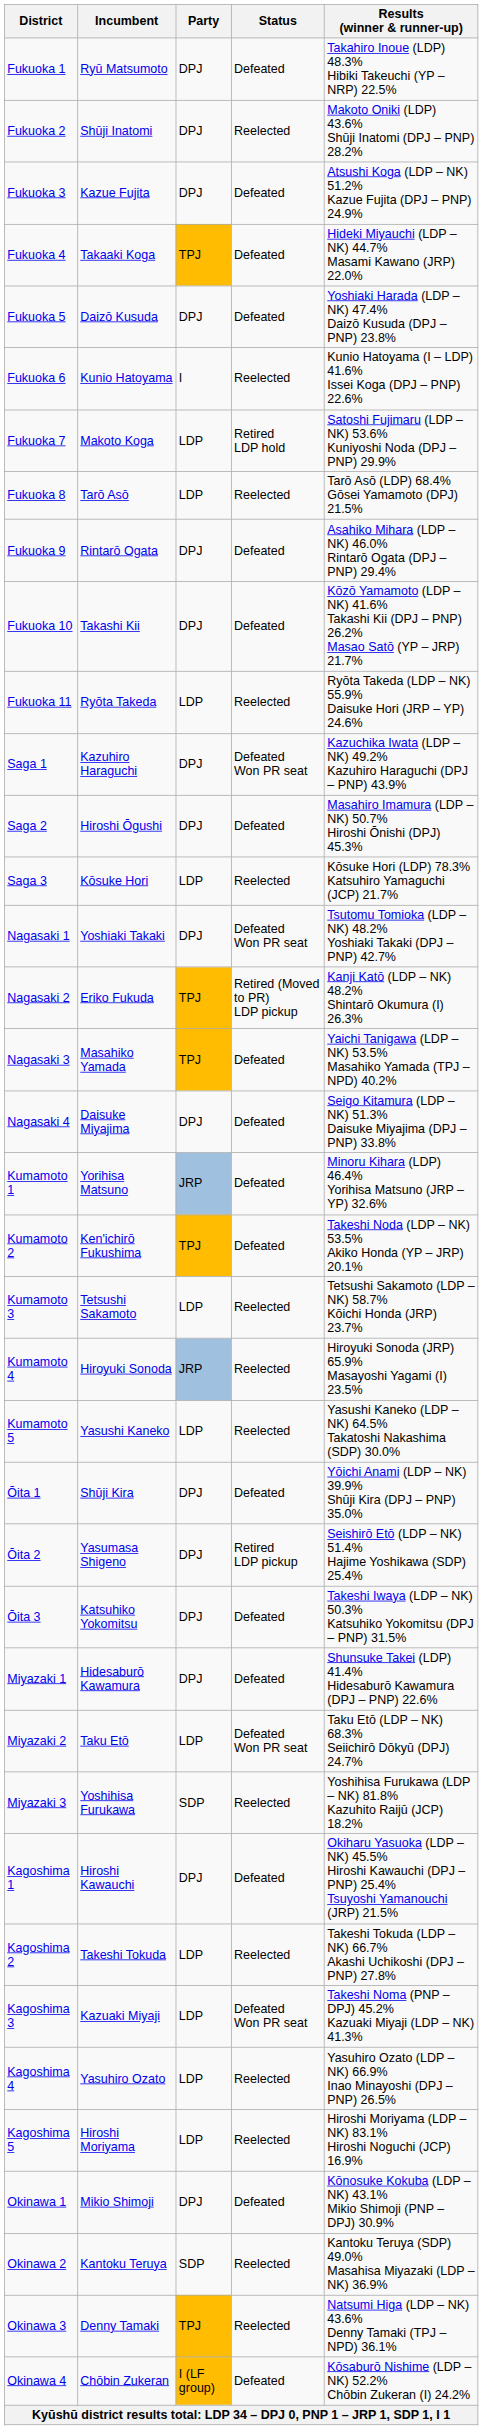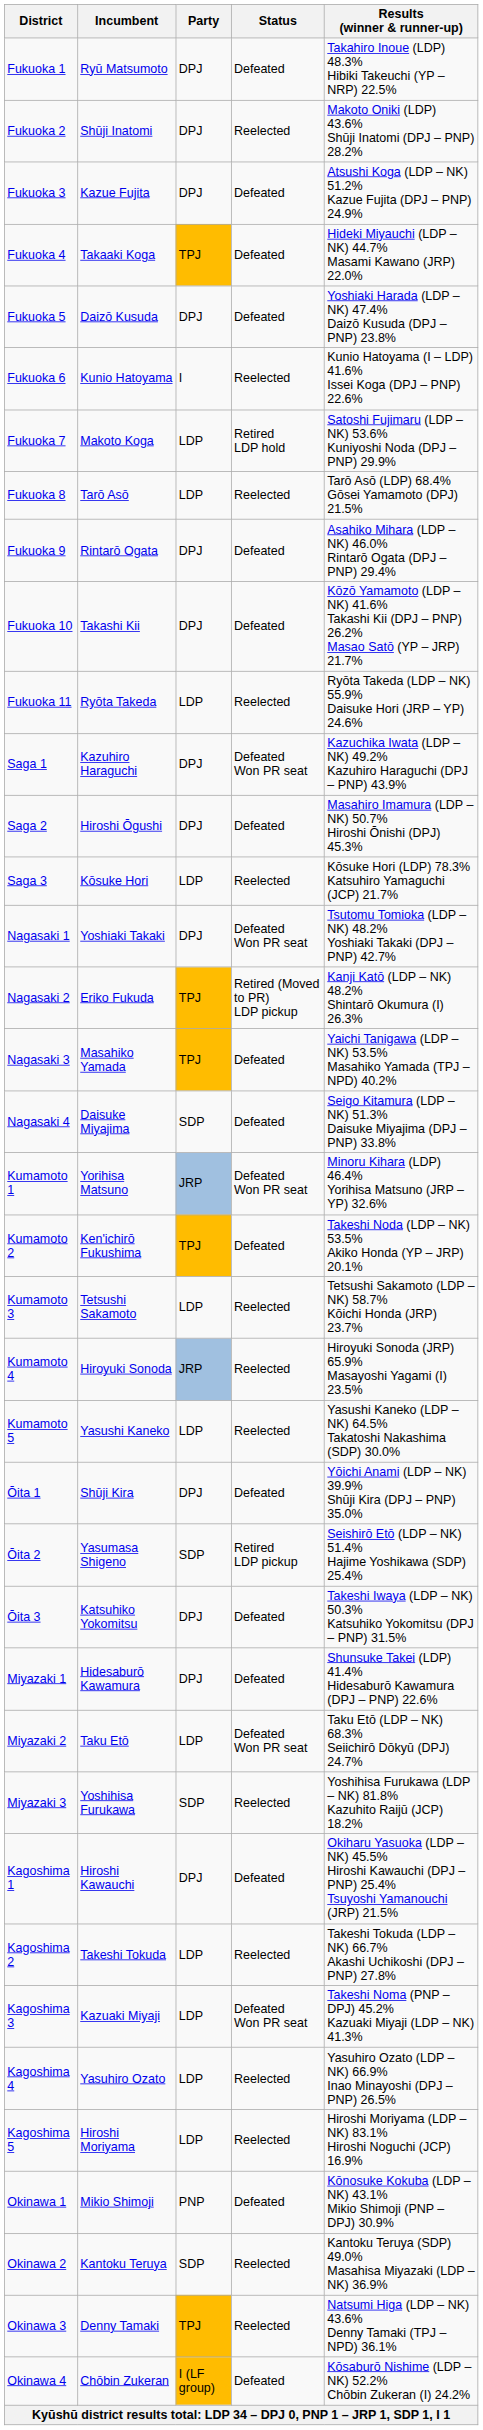(191, 1121) DPJ -> (192, 1121) SDP
(259, 1183) Defeated -> (271, 1183) Defeated Won PR seat
(191, 1555) DPJ -> (192, 1555) SDP
(191, 2202) DPJ -> (192, 2202) PNP
